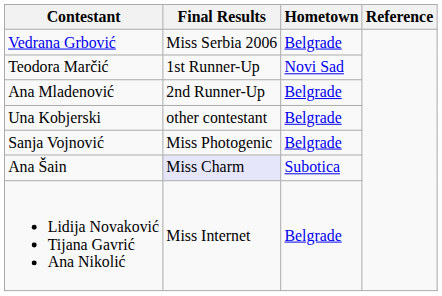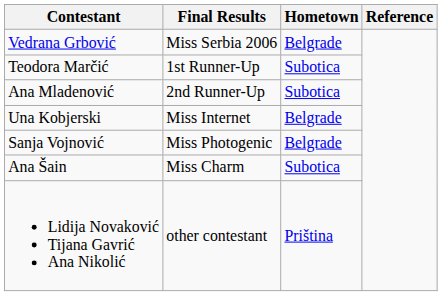(314, 67) Novi Sad -> (312, 67) Subotica
(313, 92) Belgrade -> (312, 92) Subotica
(217, 117) other contestant -> (208, 117) Miss Internet
(205, 167) lavender background -> (205, 167) no background
(208, 235) Miss Internet -> (217, 235) other contestant
(313, 235) Belgrade -> (309, 235) Priština
